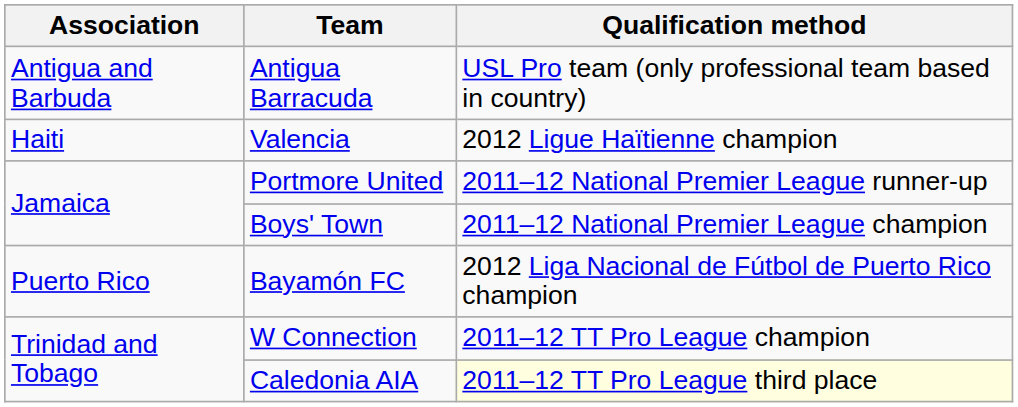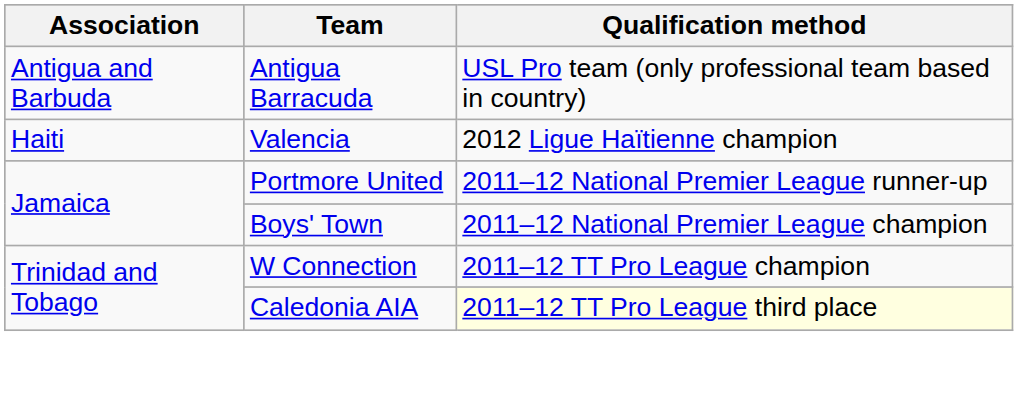- row: (327, 280)
